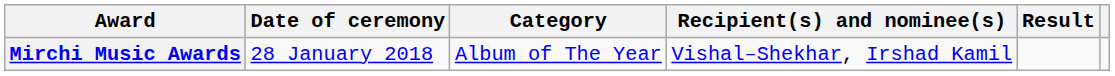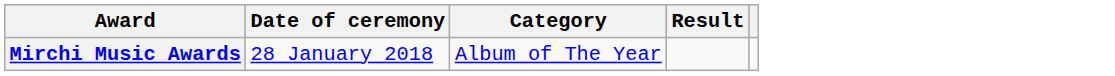- column: (842, 21)
